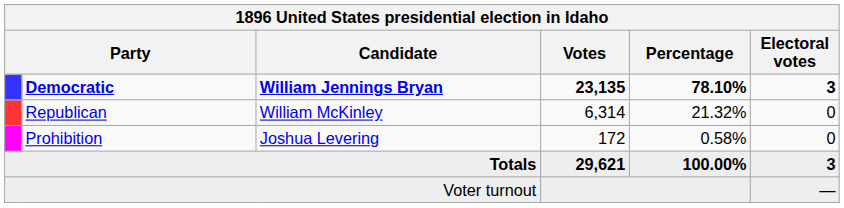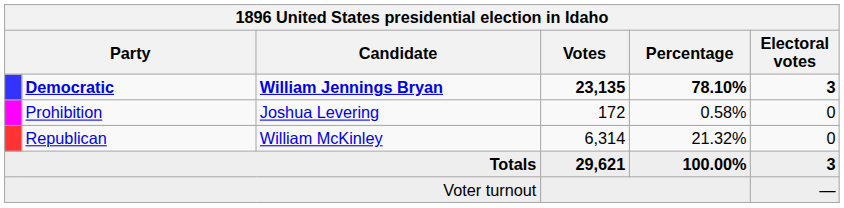rows swapped: (66, 113) <-> (64, 139)
